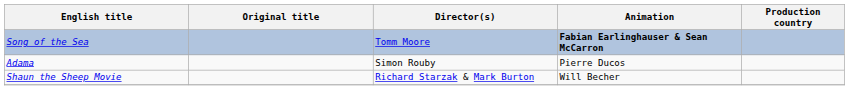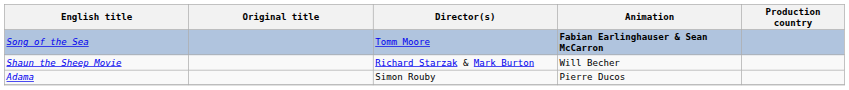rows swapped: (20, 62) <-> (64, 77)
